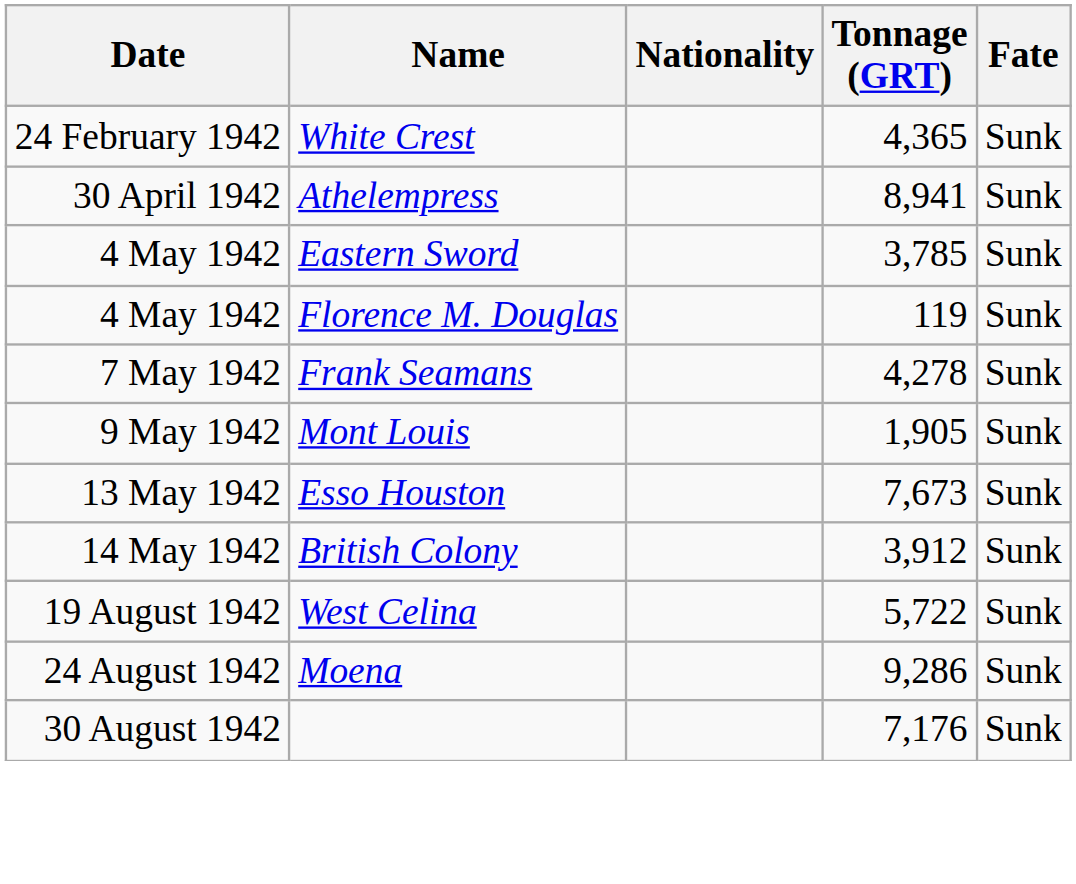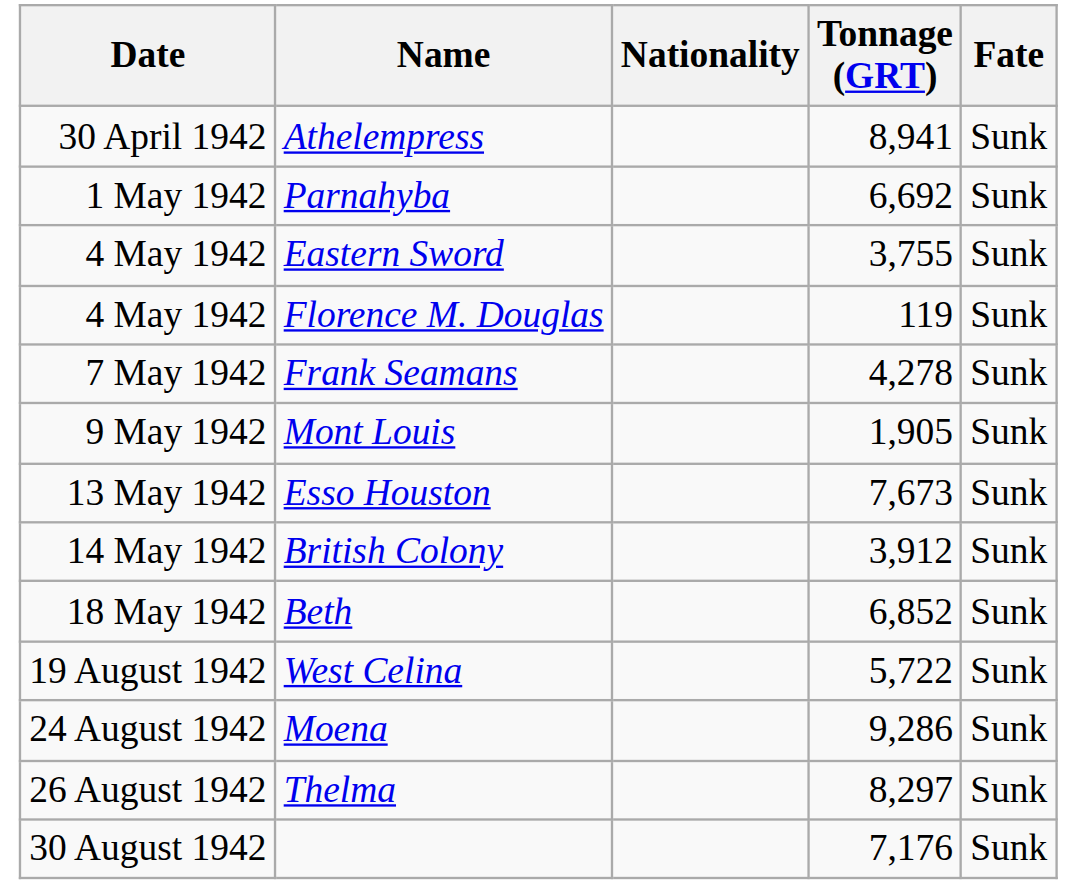- row: (386, 135)
+ row: (367, 195)
(925, 254) 3,785 -> (911, 254) 3,755
+ row: (318, 610)
+ row: (340, 788)
